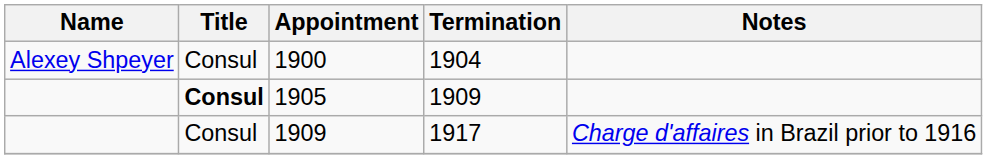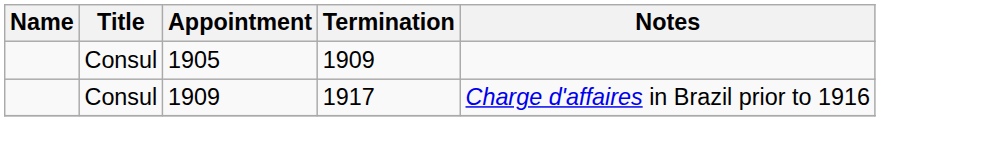- row: (300, 60)
(224, 97) bold -> (121, 60) normal
